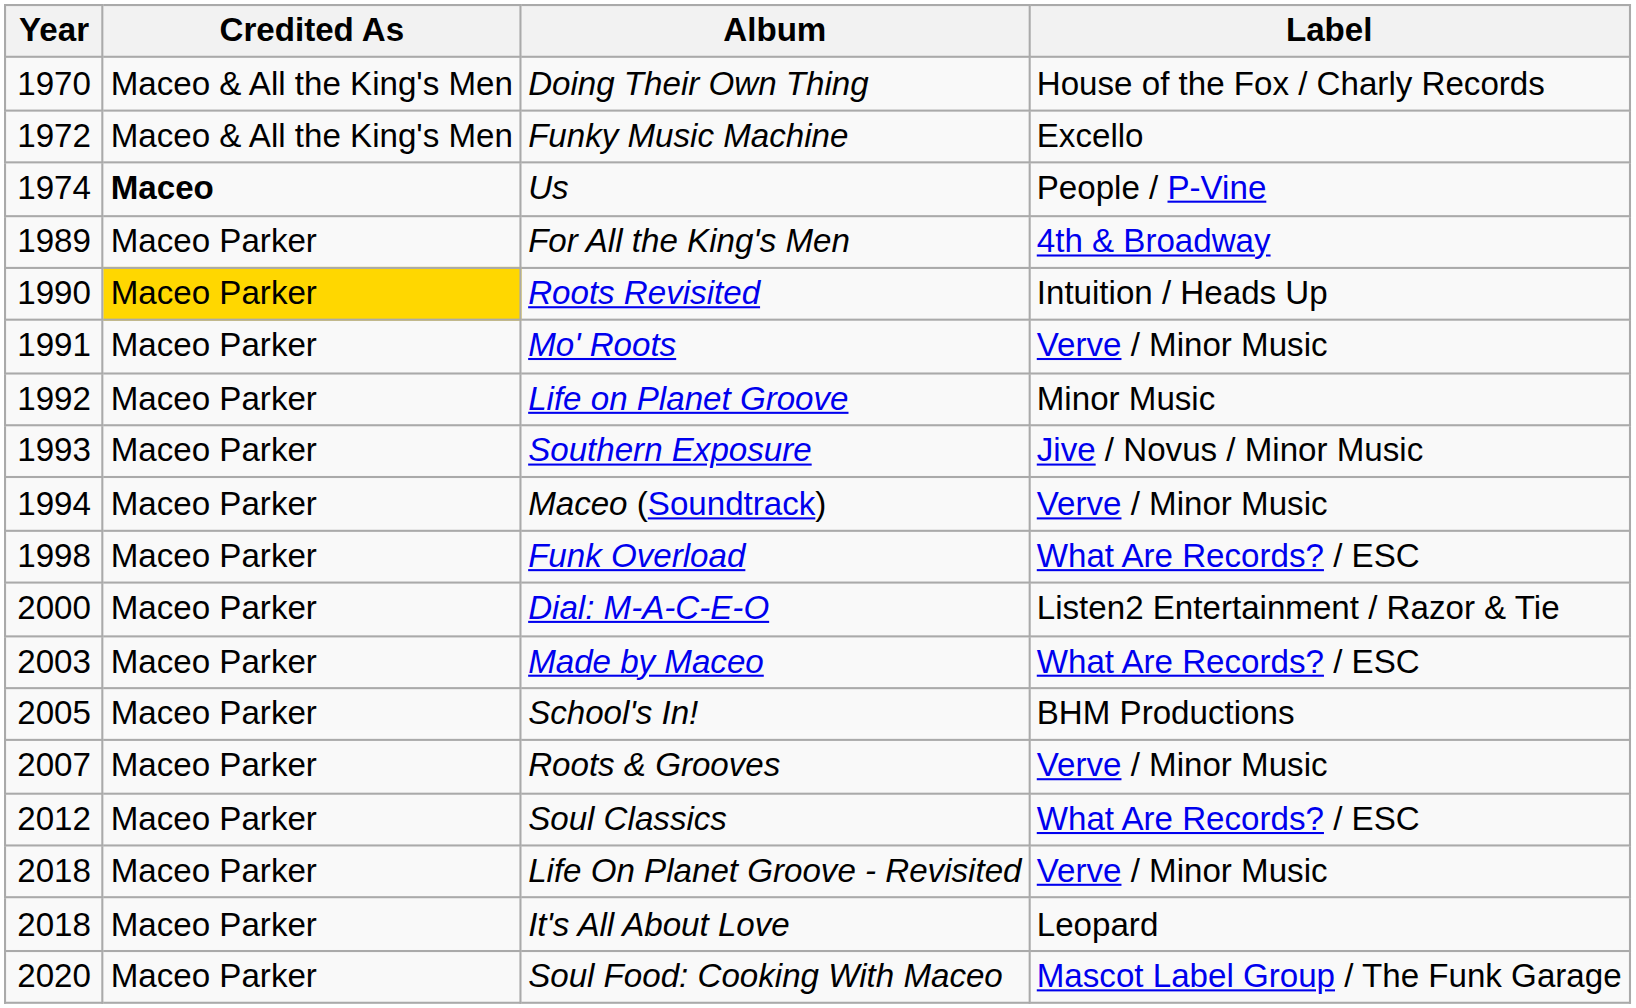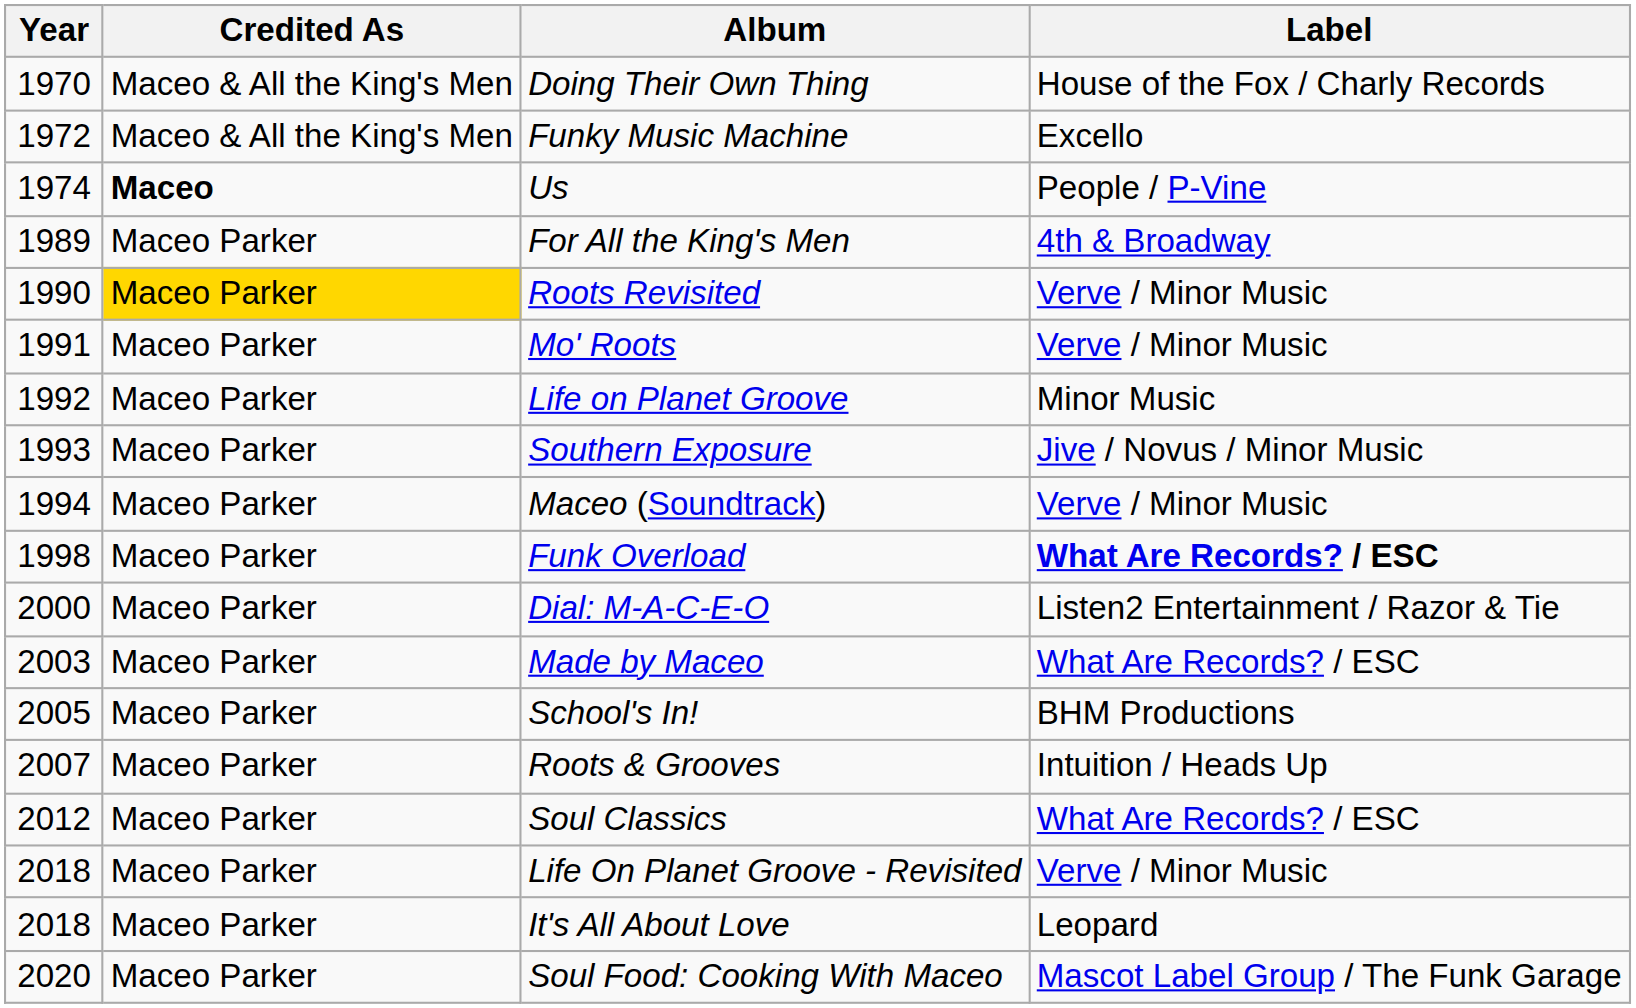(1182, 293) Intuition / Heads Up -> (1182, 293) Verve / Minor Music
(1228, 556) normal -> (1238, 556) bold
(1182, 766) Verve / Minor Music -> (1182, 766) Intuition / Heads Up
